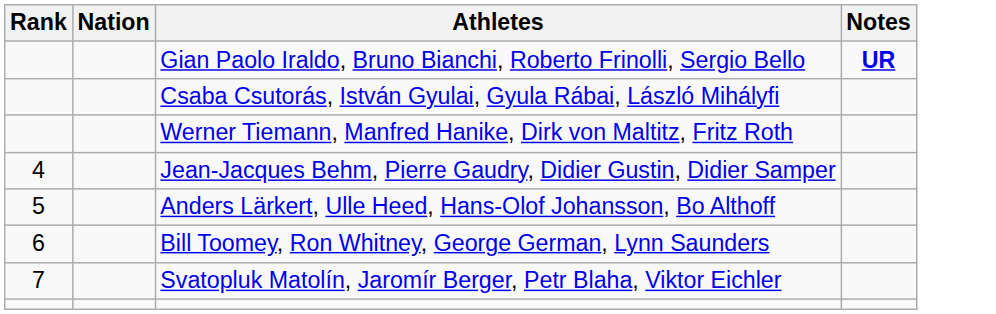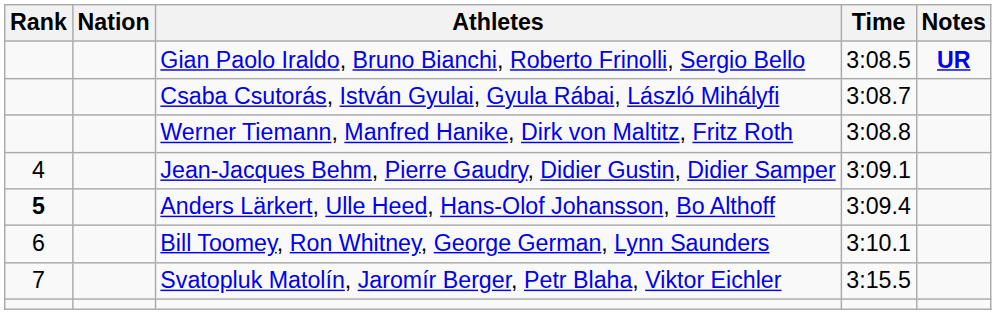+ column: (879, 22)
(38, 206) normal -> (38, 206) bold
